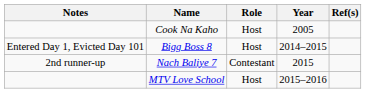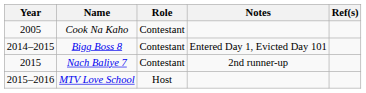columns swapped: (303, 12) <-> (75, 12)
(252, 29) Host -> (162, 29) Contestant
(252, 46) Host -> (162, 46) Contestant
